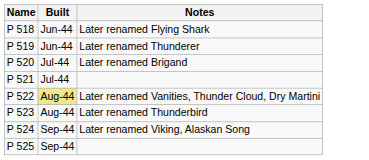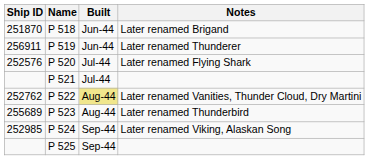+ column: (25, 12)
(144, 29) Later renamed Flying Shark -> (175, 29) Later renamed Brigand
(133, 63) Later renamed Brigand -> (186, 63) Later renamed Flying Shark
